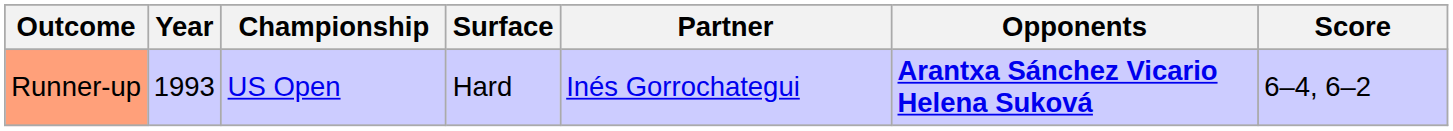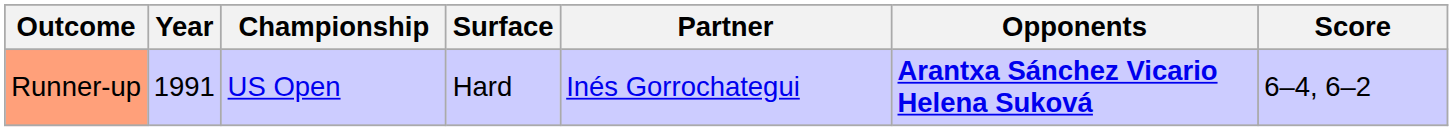(184, 86) 1993 -> (184, 86) 1991
